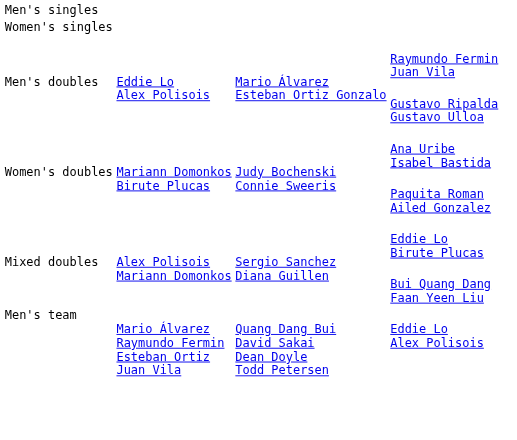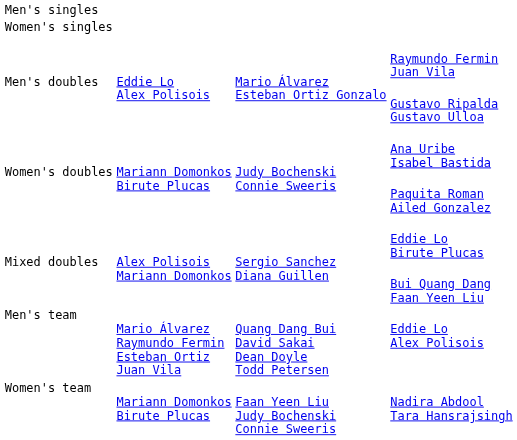+ row: (48, 388)
